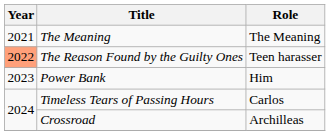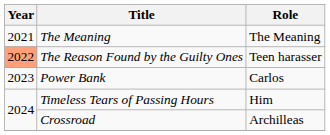(261, 78) Him -> (266, 78) Carlos
(266, 99) Carlos -> (261, 99) Him
